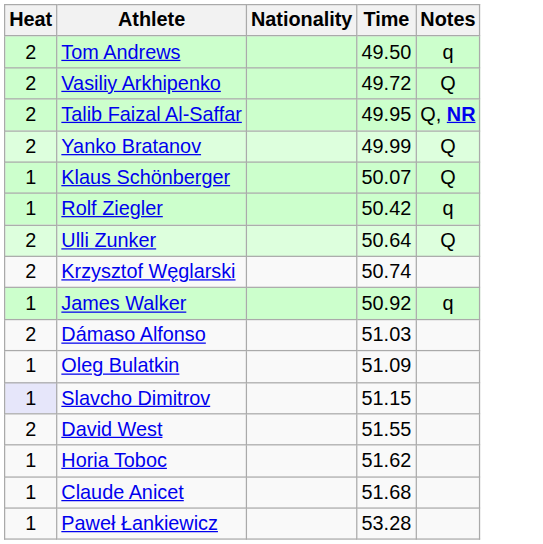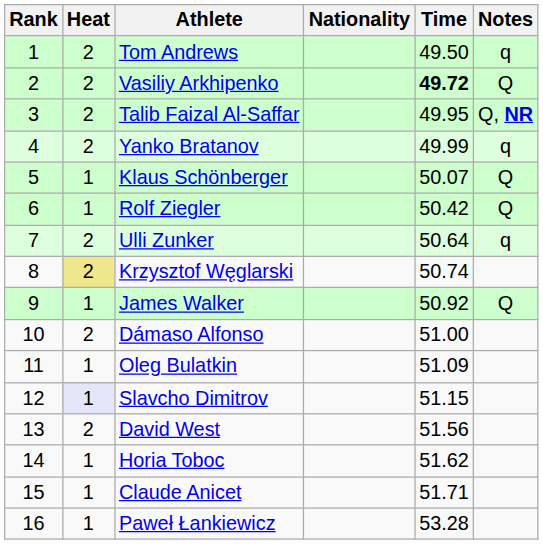+ column: (33, 20)
(386, 83) normal -> (444, 83) bold
(448, 146) Q -> (506, 146) q
(448, 209) q -> (506, 209) Q
(448, 240) Q -> (506, 240) q
(31, 271) no background -> (88, 271) khaki background
(448, 303) q -> (506, 303) Q
(386, 334) 51.03 -> (444, 334) 51.00
(386, 429) 51.55 -> (444, 429) 51.56
(386, 492) 51.68 -> (444, 492) 51.71
